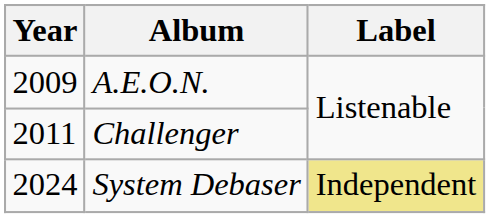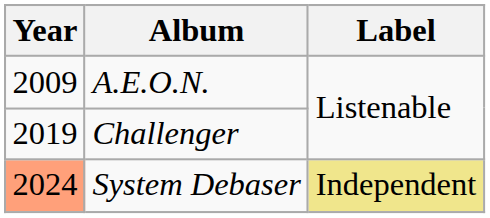(44, 133) 2011 -> (45, 133) 2019
(45, 184) no background -> (45, 184) lightsalmon background
